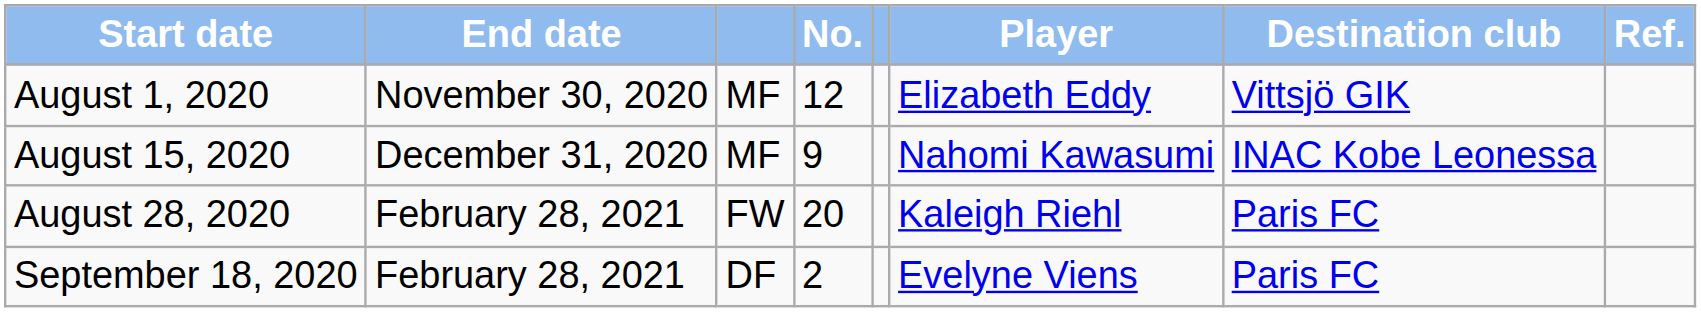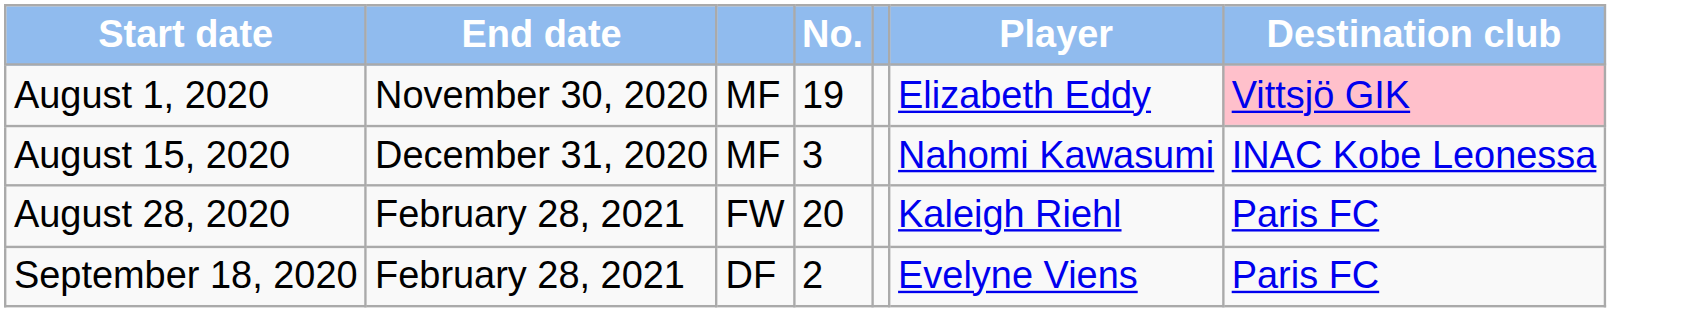- column: (1650, 34)
(823, 94) 12 -> (823, 94) 19
(1321, 94) no background -> (1321, 94) pink background
(813, 154) 9 -> (813, 154) 3
